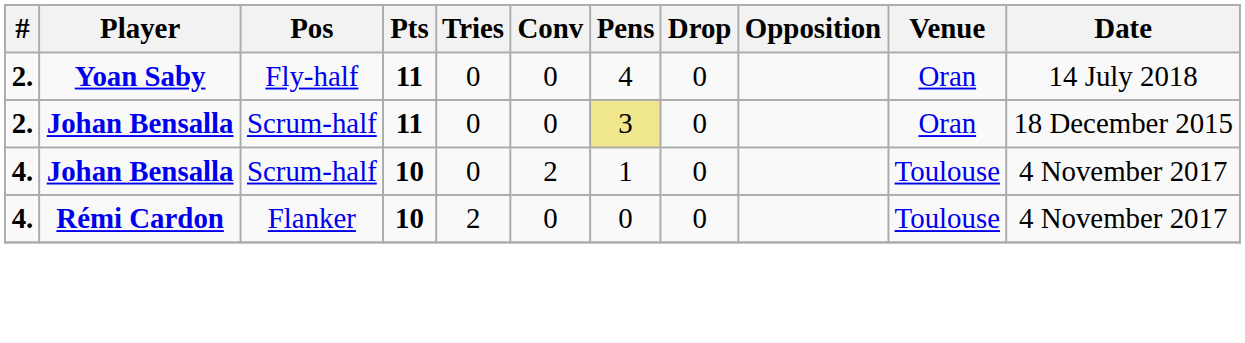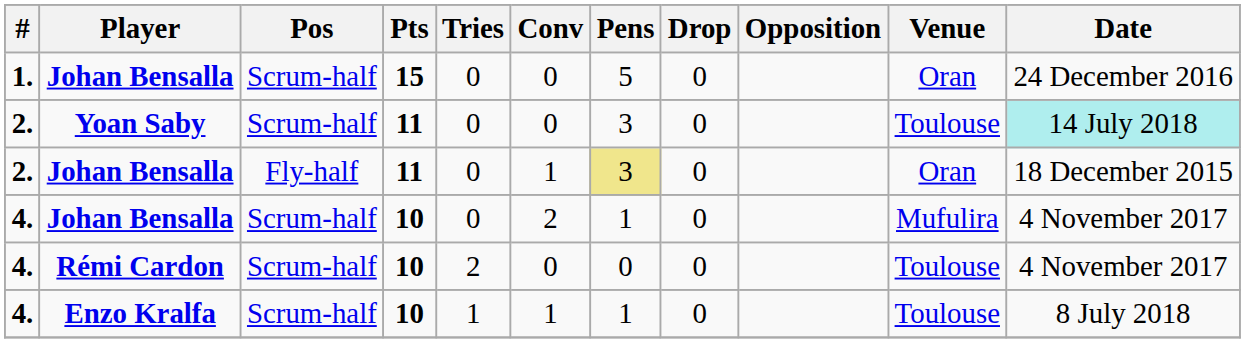+ row: (22, 76)
(312, 76) Fly-half -> (312, 123) Scrum-half
(626, 76) 4 -> (626, 123) 3
(947, 76) Oran -> (947, 123) Toulouse
(1123, 76) no background -> (1123, 123) paleturquoise background
(312, 123) Scrum-half -> (312, 171) Fly-half
(550, 123) 0 -> (550, 171) 1
(947, 171) Toulouse -> (947, 218) Mufulira
(312, 218) Flanker -> (312, 266) Scrum-half
+ row: (22, 314)
